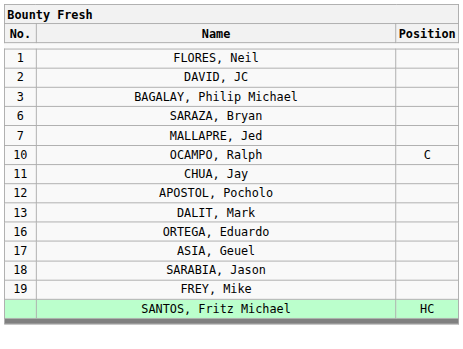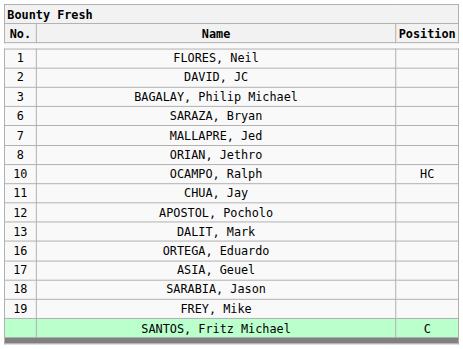+ row: (20, 155)
(427, 155) C -> (427, 174) HC
(427, 309) HC -> (427, 328) C
